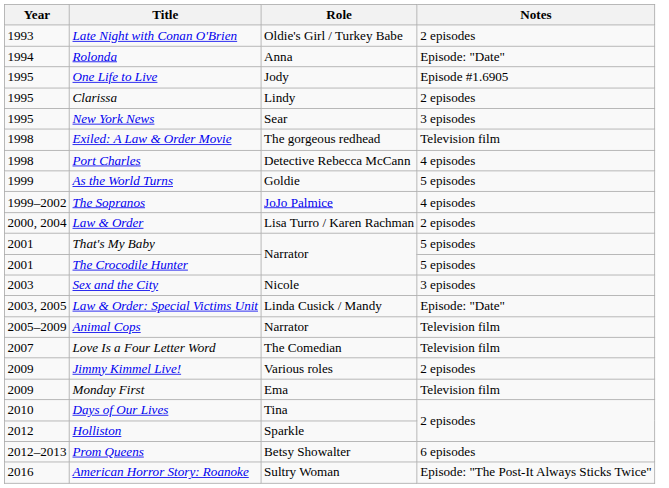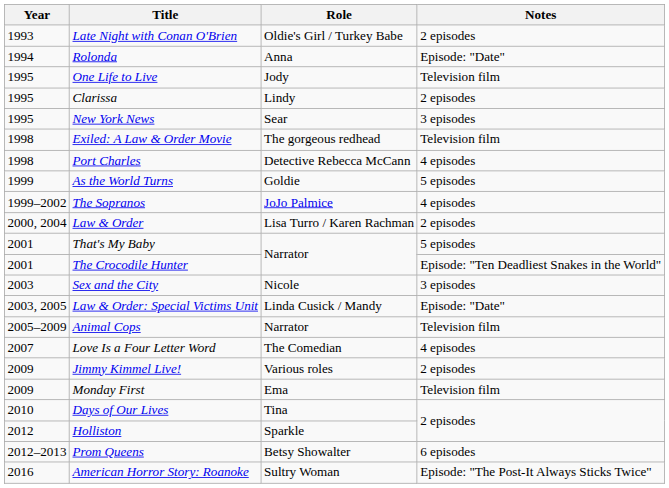(464, 77) Episode #1.6905 -> (460, 77) Television film
(448, 264) 5 episodes -> (541, 264) Episode: "Ten Deadliest Snakes in the World"
(460, 347) Television film -> (448, 347) 4 episodes
